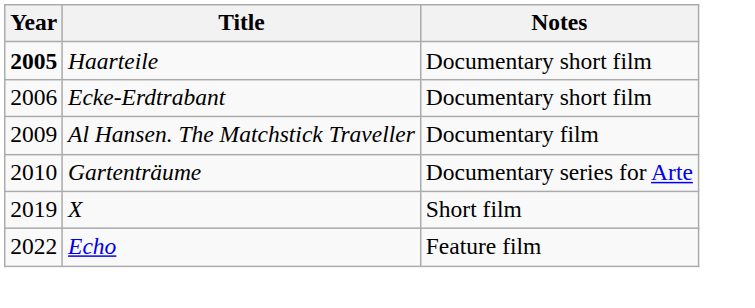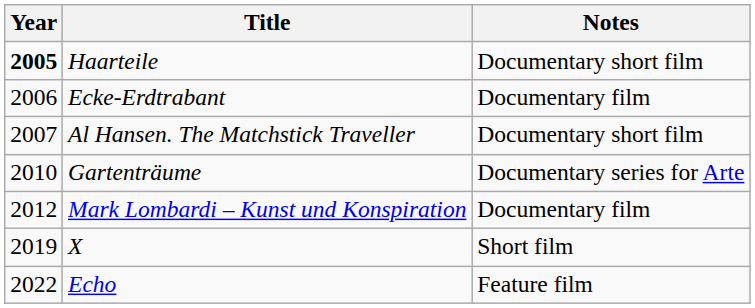(539, 97) Documentary short film -> (564, 97) Documentary film
(34, 135) 2009 -> (34, 135) 2007
(512, 135) Documentary film -> (590, 135) Documentary short film
+ row: (267, 209)
